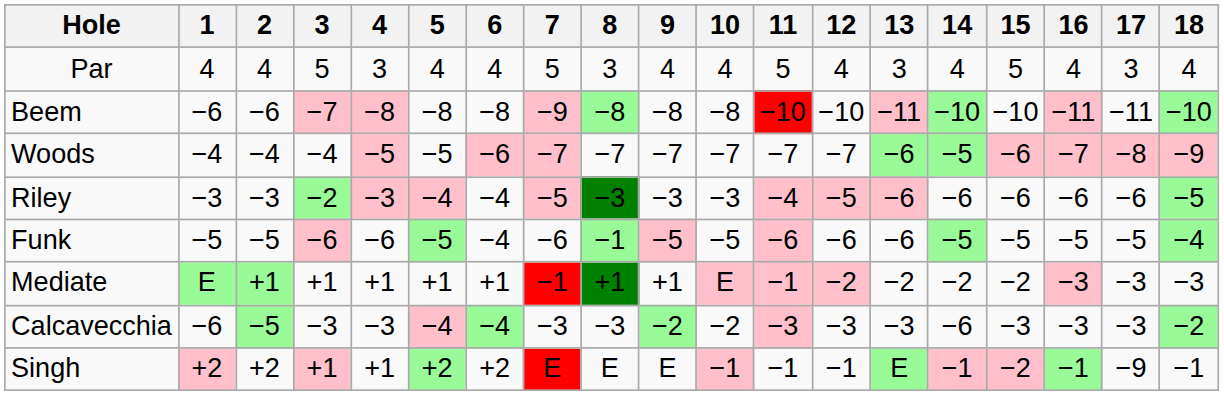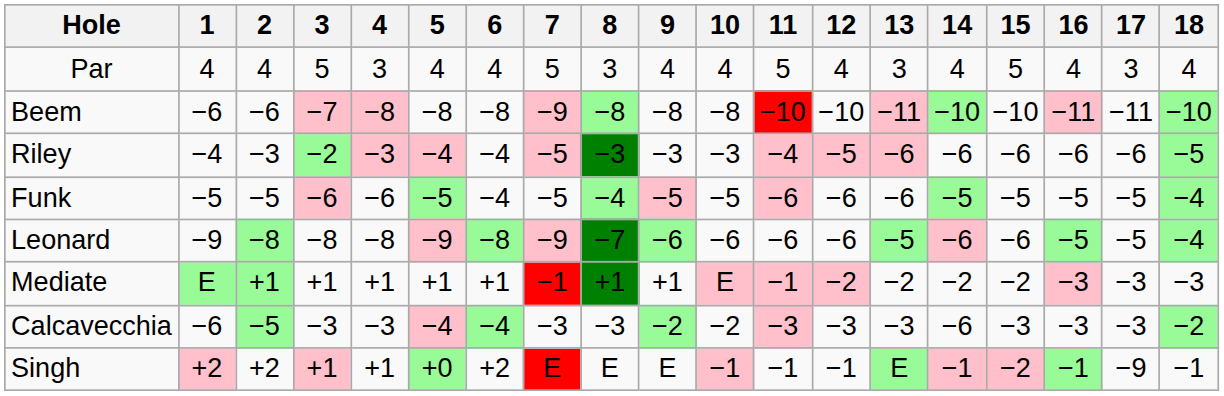- row: (53, 154)
(207, 197) −3 -> (207, 154) −4
(552, 240) −6 -> (552, 197) −5
(610, 240) −1 -> (610, 197) −4
+ row: (61, 240)
(437, 369) +2 -> (437, 369) +0
